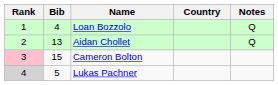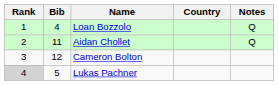(57, 42) 13 -> (57, 42) 11
(24, 57) pink background -> (24, 57) no background
(57, 57) 15 -> (57, 57) 12
